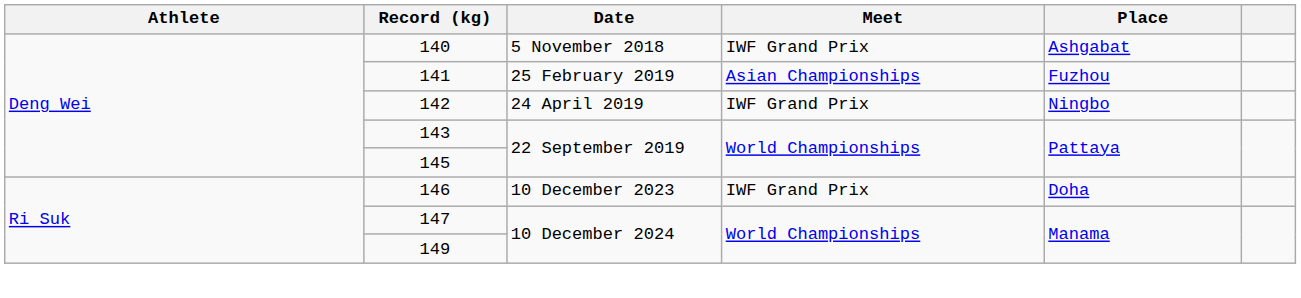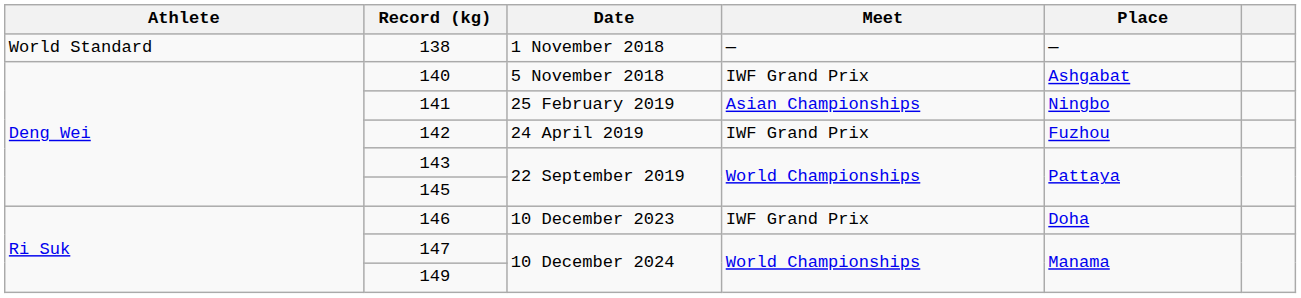+ row: (435, 47)
(1079, 76) Fuzhou -> (1079, 105) Ningbo
(1079, 105) Ningbo -> (1079, 134) Fuzhou
